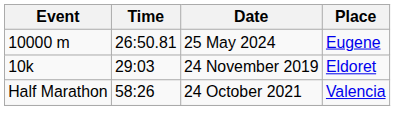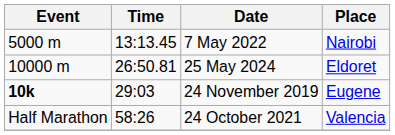+ row: (225, 42)
(353, 42) Eugene -> (351, 67) Eldoret
(21, 67) normal -> (21, 92) bold
(351, 67) Eldoret -> (353, 92) Eugene
